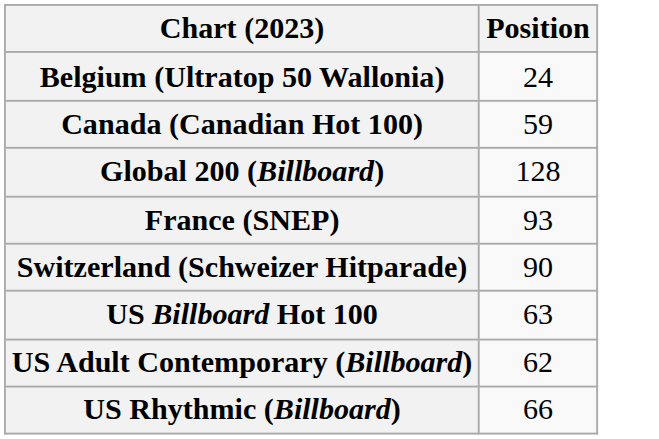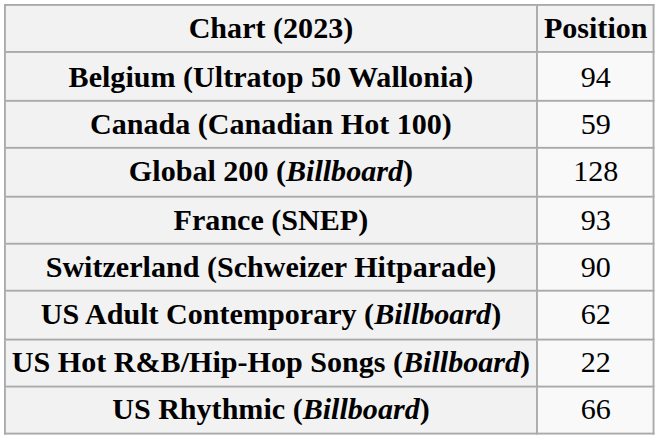(538, 76) 24 -> (596, 76) 94
- row: (242, 314)
+ row: (271, 362)
